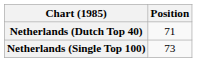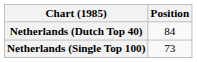(170, 31) 71 -> (170, 31) 84
